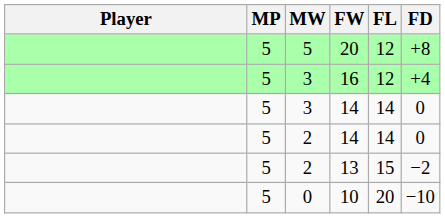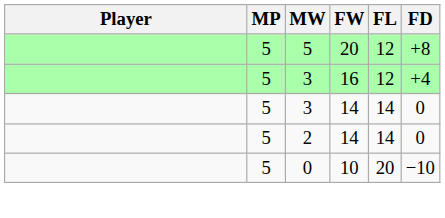- row: (307, 167)
